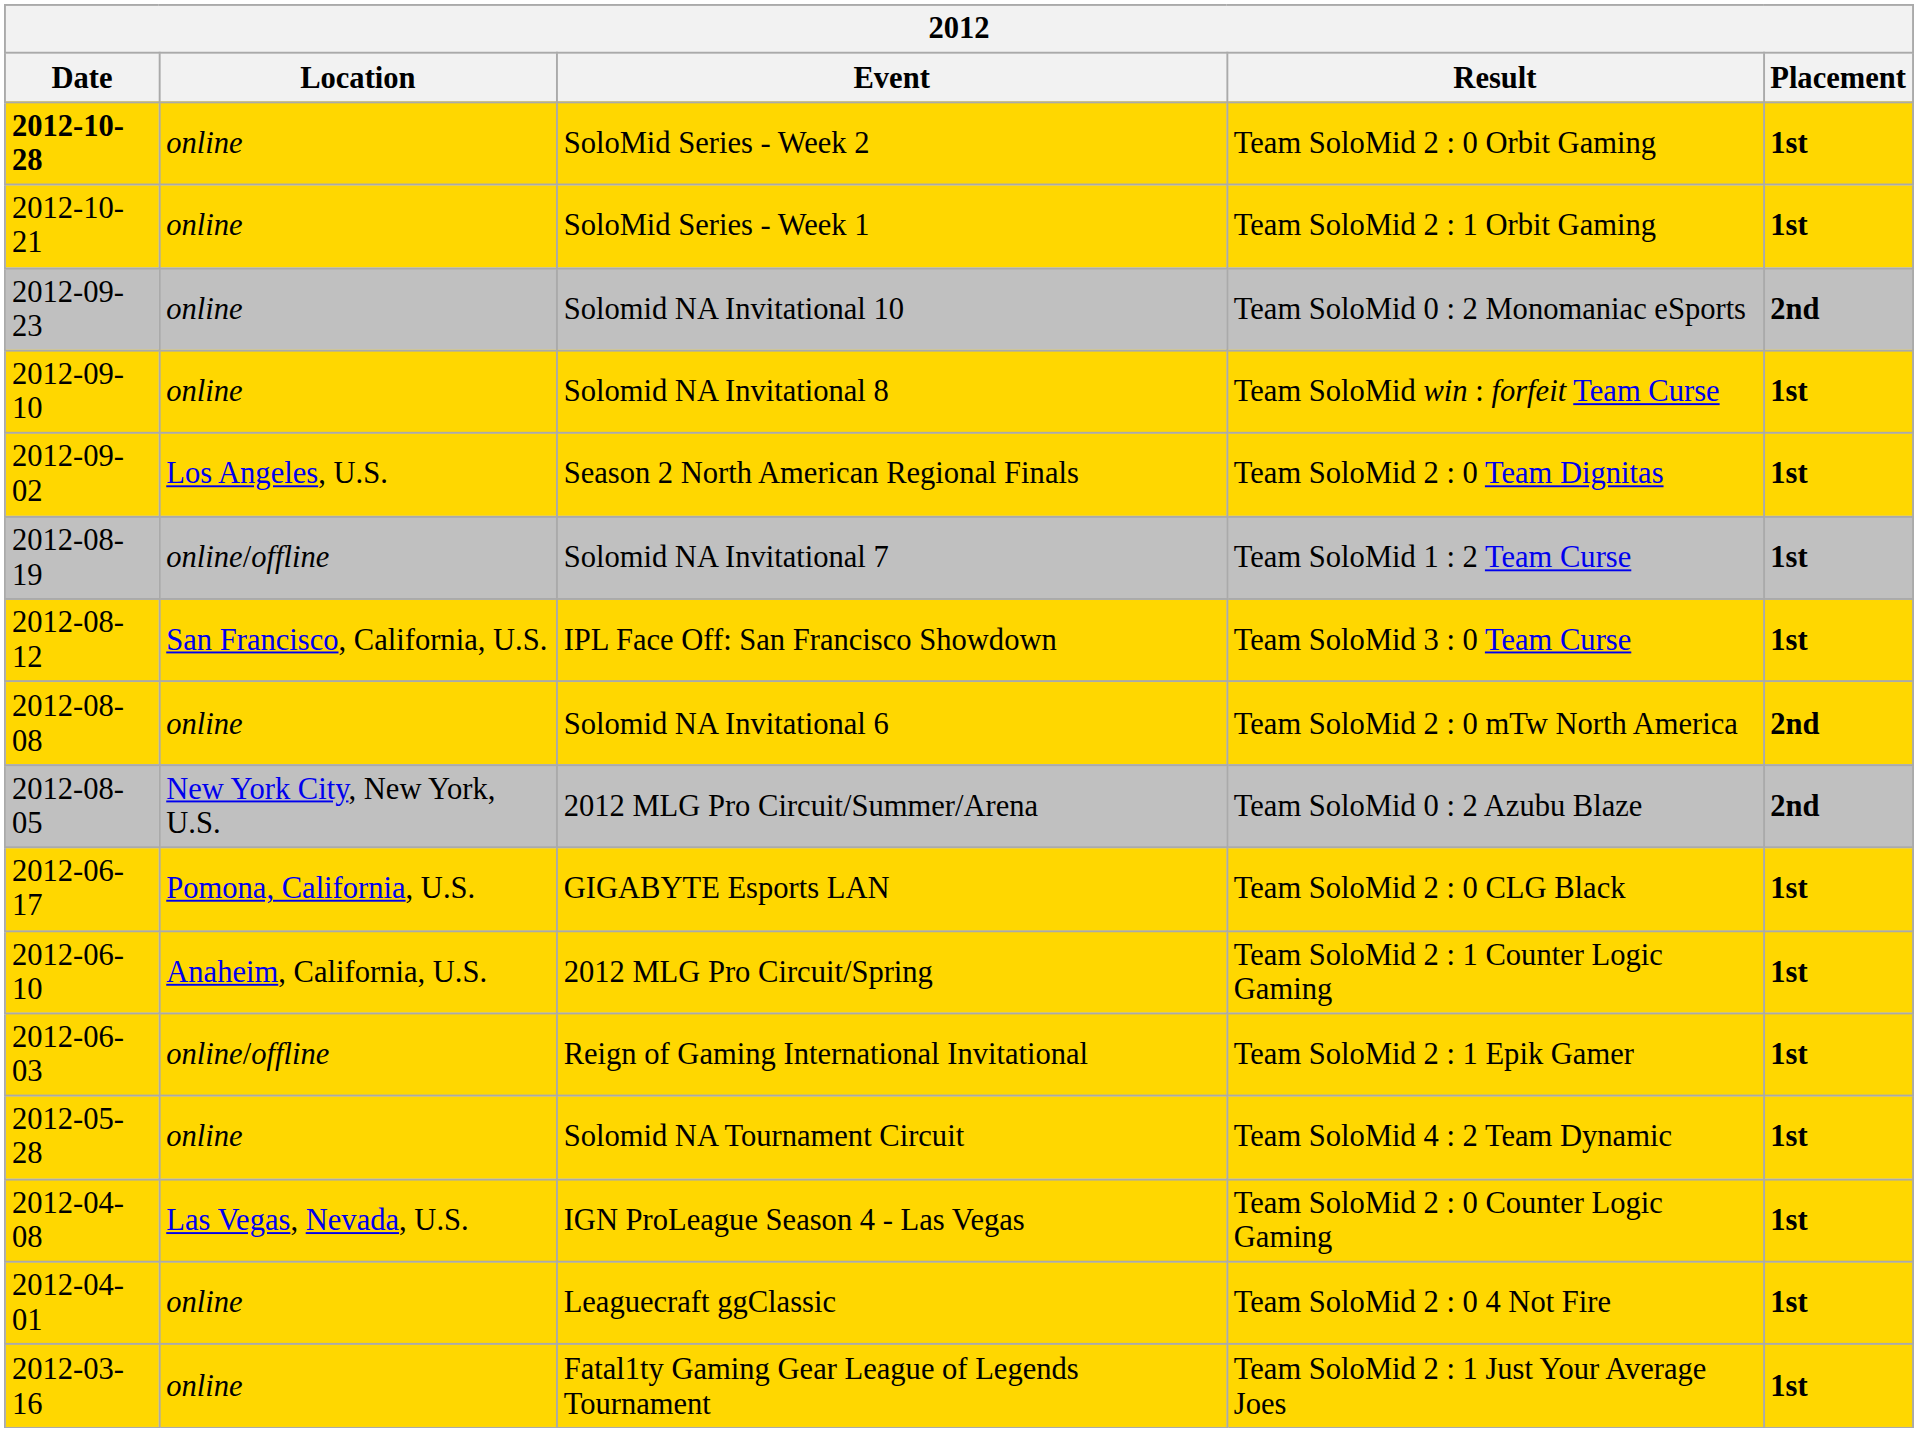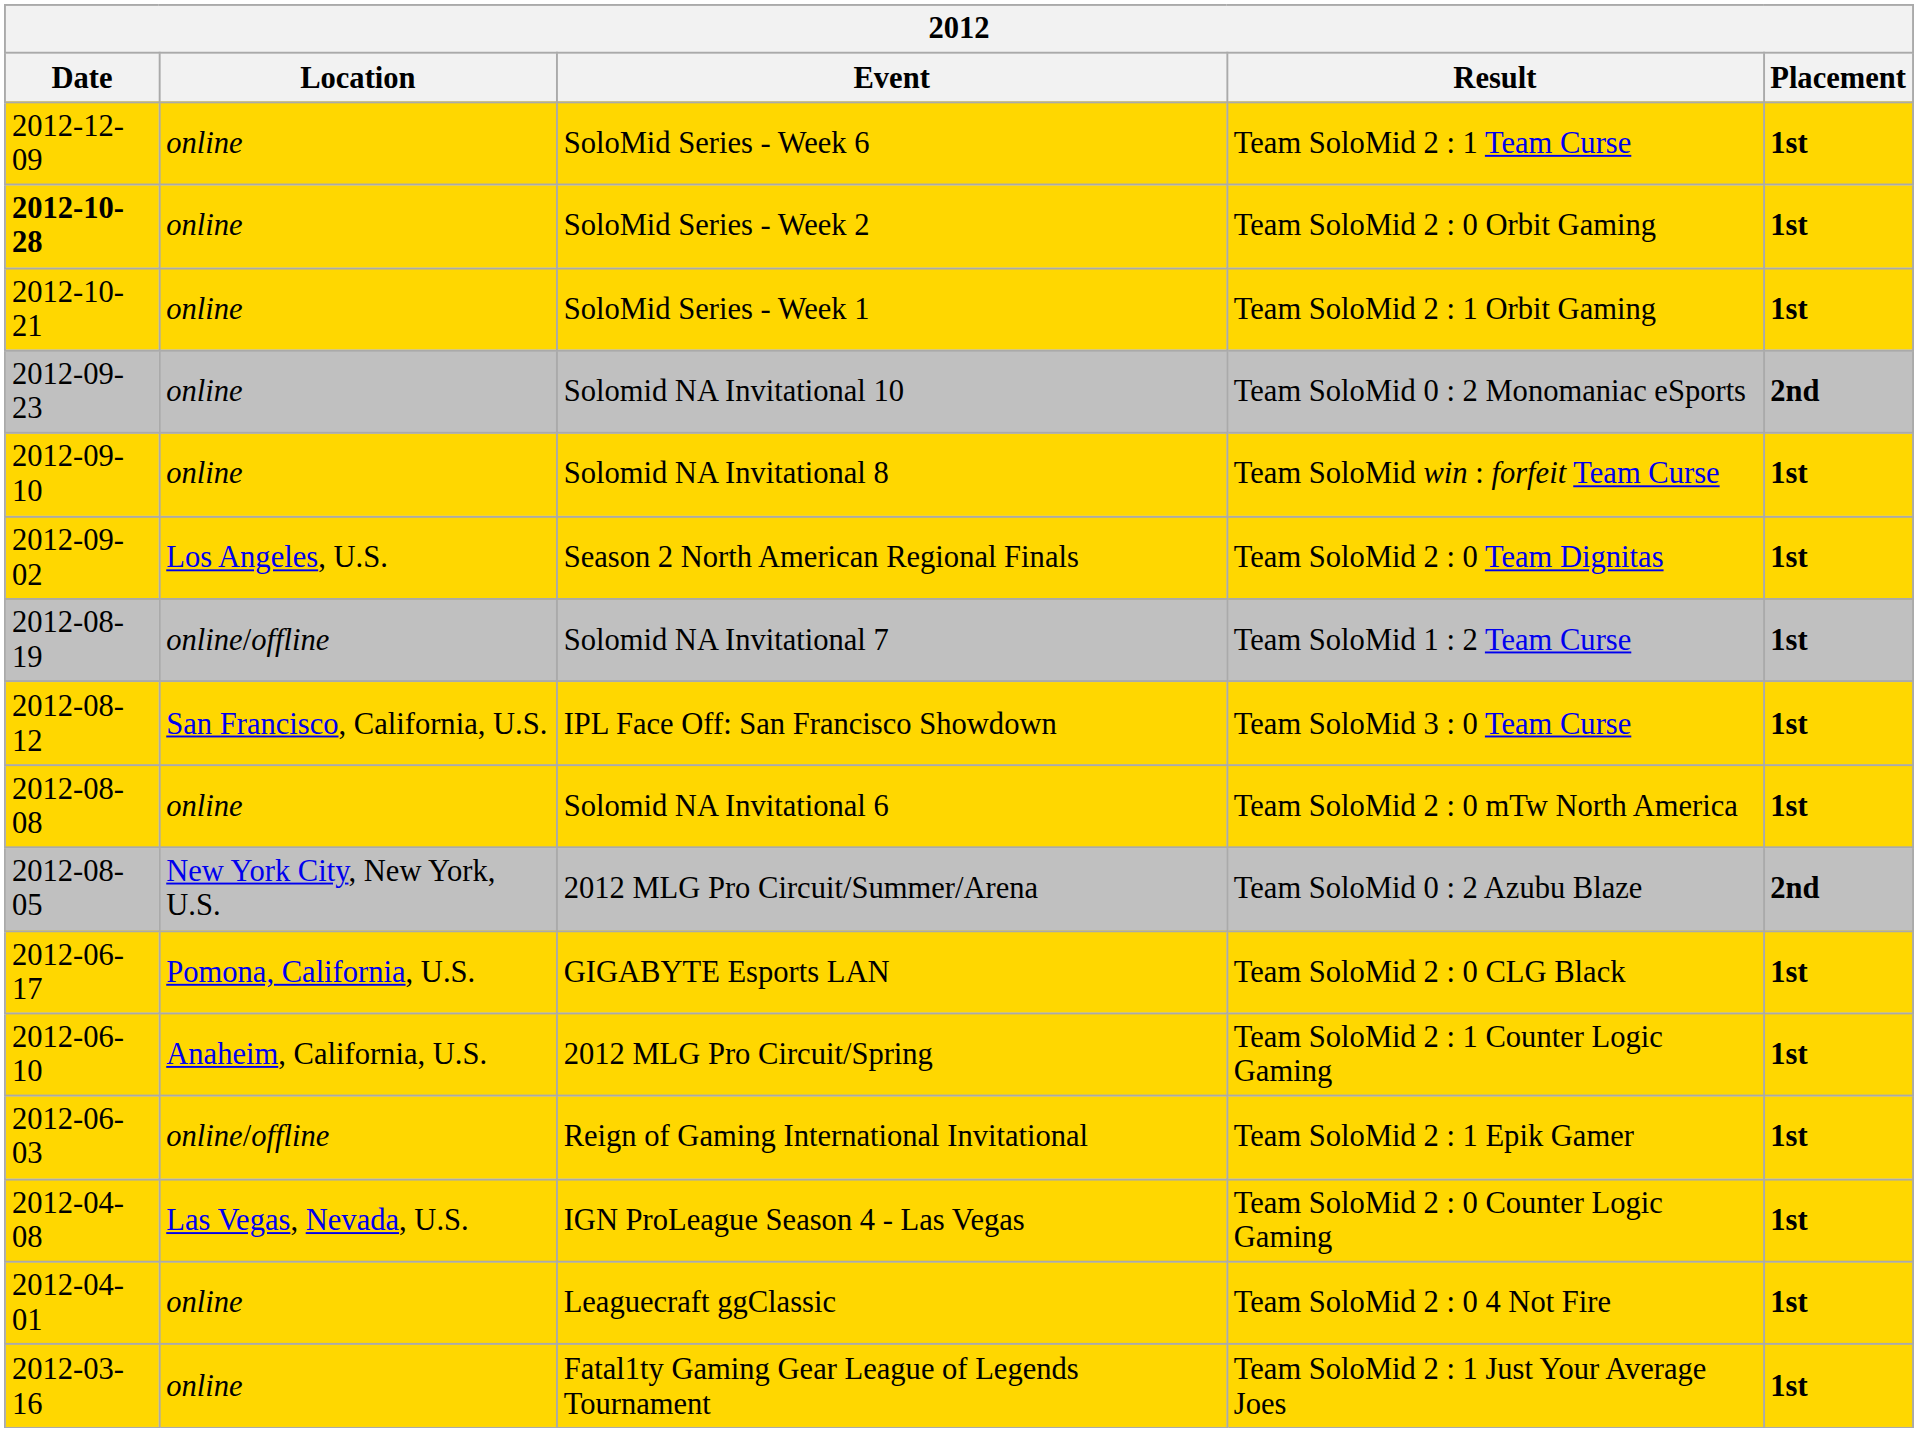+ row: (717, 142)
(1795, 722) 2nd -> (1789, 805) 1st
- row: (764, 1137)
